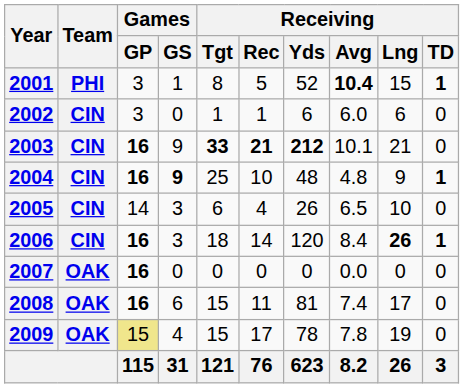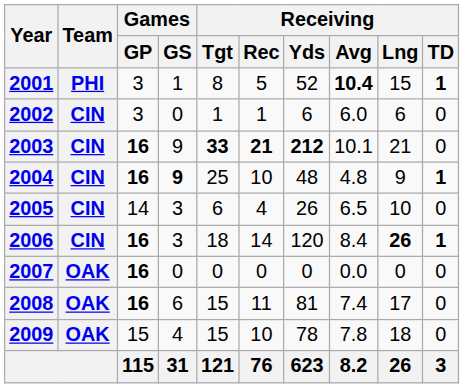(138, 334) khaki background -> (138, 334) no background
(261, 334) 17 -> (261, 334) 10
(400, 334) 19 -> (400, 334) 18
